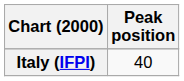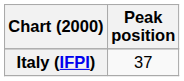(143, 62) 40 -> (143, 62) 37
